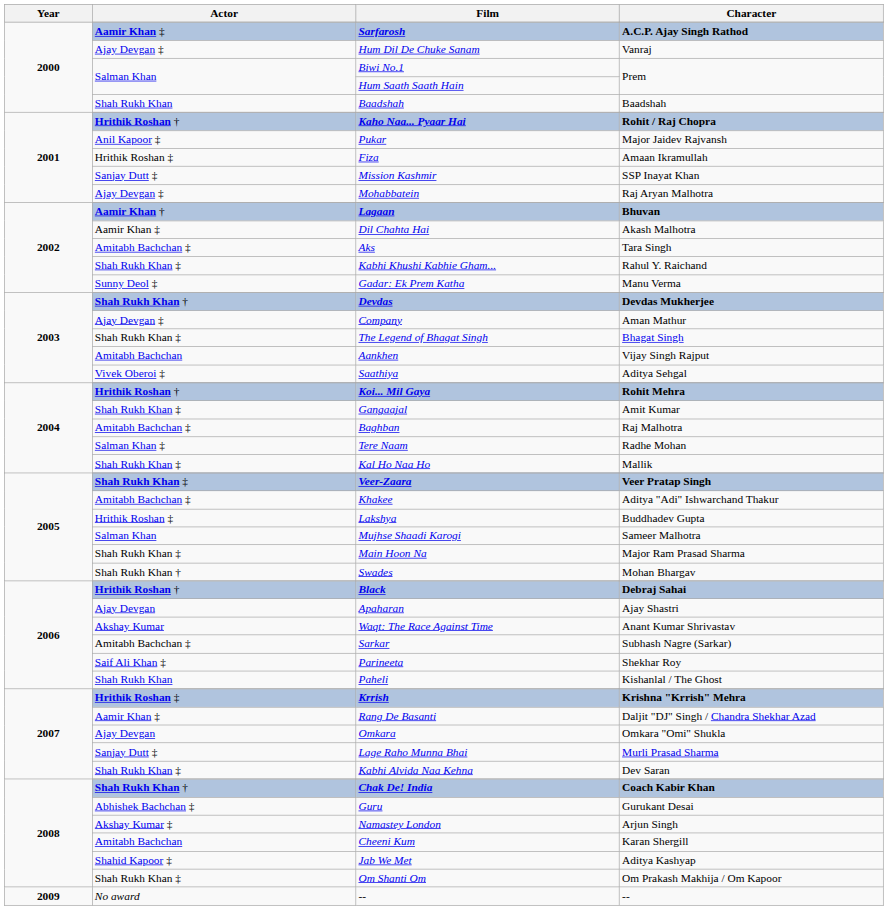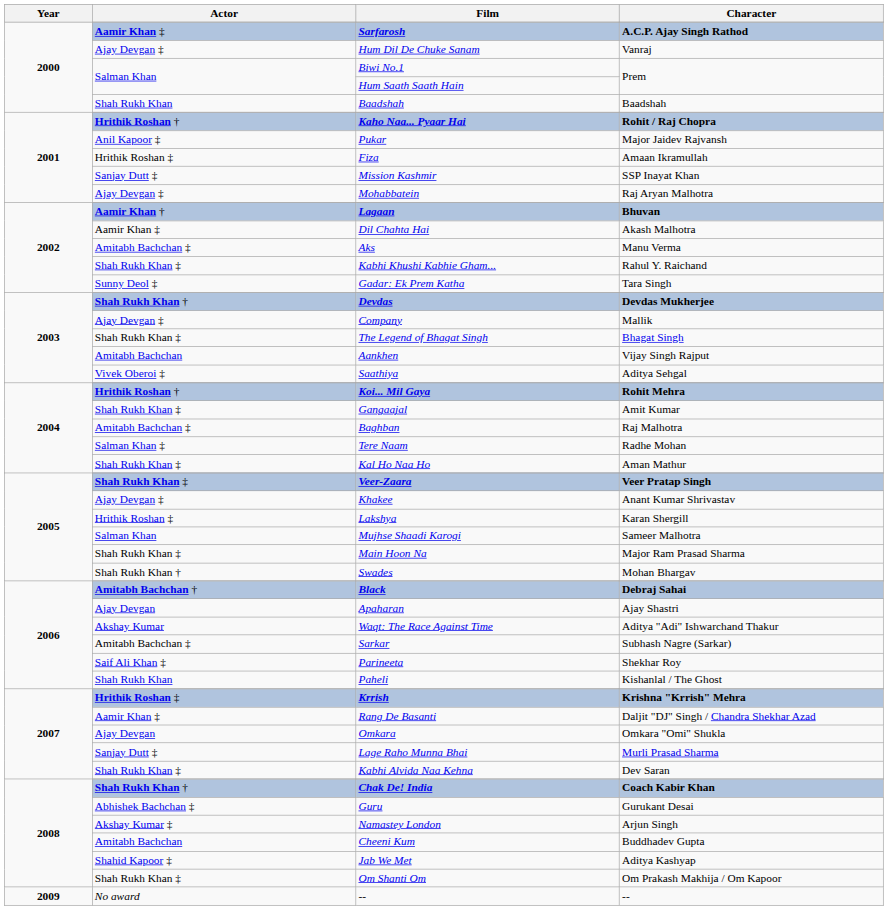(647, 247) Tara Singh -> (652, 247) Manu Verma
(652, 283) Manu Verma -> (647, 283) Tara Singh
(654, 319) Aman Mathur -> (637, 319) Mallik
(637, 463) Mallik -> (654, 463) Aman Mathur
(143, 499) Amitabh Bachchan ‡ -> (129, 499) Ajay Devgan ‡
(700, 499) Aditya "Adi" Ishwarchand Thakur -> (679, 499) Anant Kumar Shrivastav
(663, 517) Buddhadev Gupta -> (655, 517) Karan Shergill
(137, 590) Hrithik Roshan † -> (146, 590) Amitabh Bachchan †
(679, 626) Anant Kumar Shrivastav -> (700, 626) Aditya "Adi" Ishwarchand Thakur
(655, 842) Karan Shergill -> (663, 842) Buddhadev Gupta
